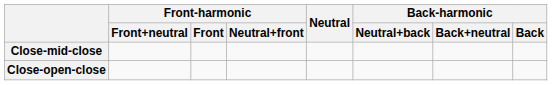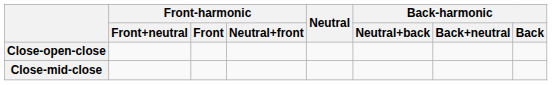rows swapped: (56, 51) <-> (56, 70)
